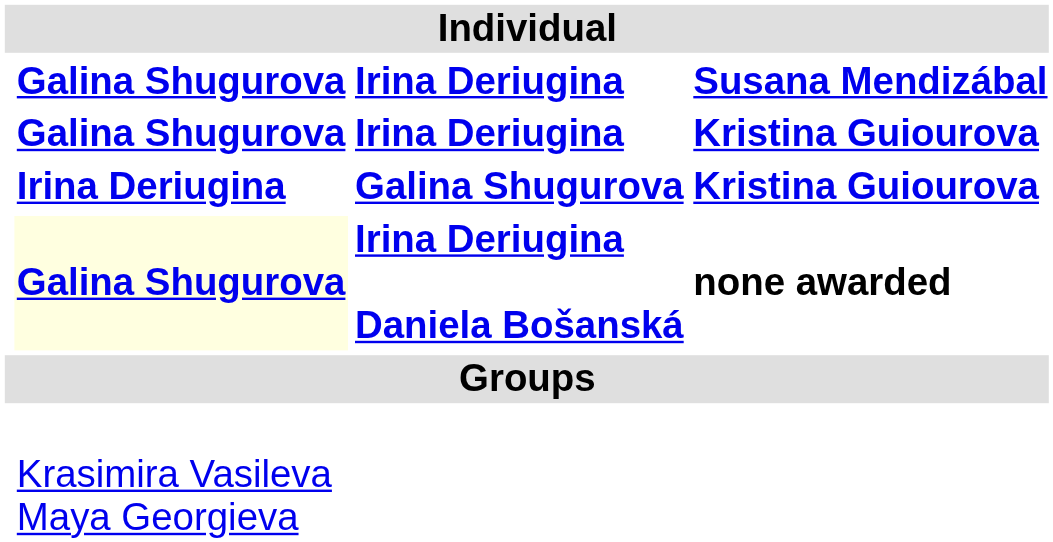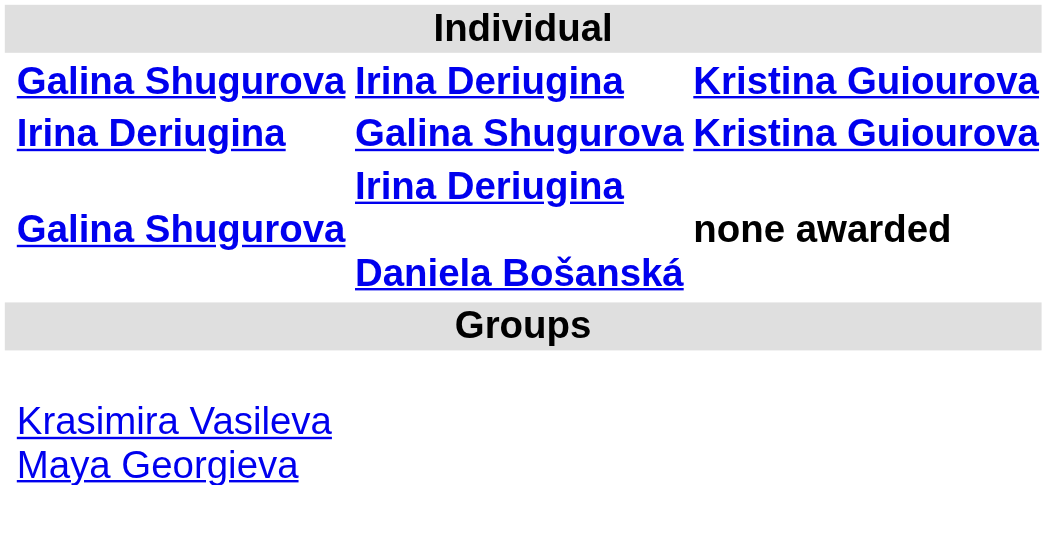- row: (489, 80)
(181, 282) lightyellow background -> (181, 229) no background
